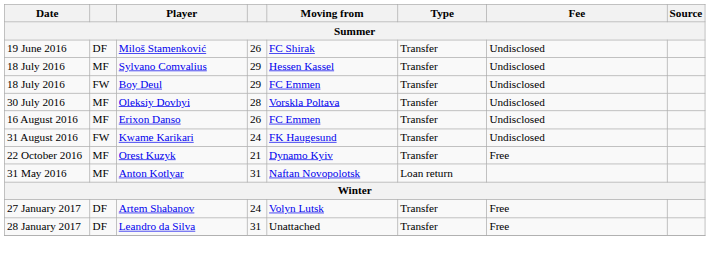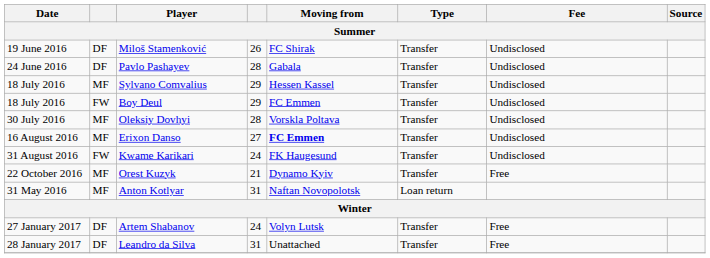+ row: (154, 66)
(256, 119) 26 -> (256, 137) 27
(295, 119) normal -> (297, 137) bold
